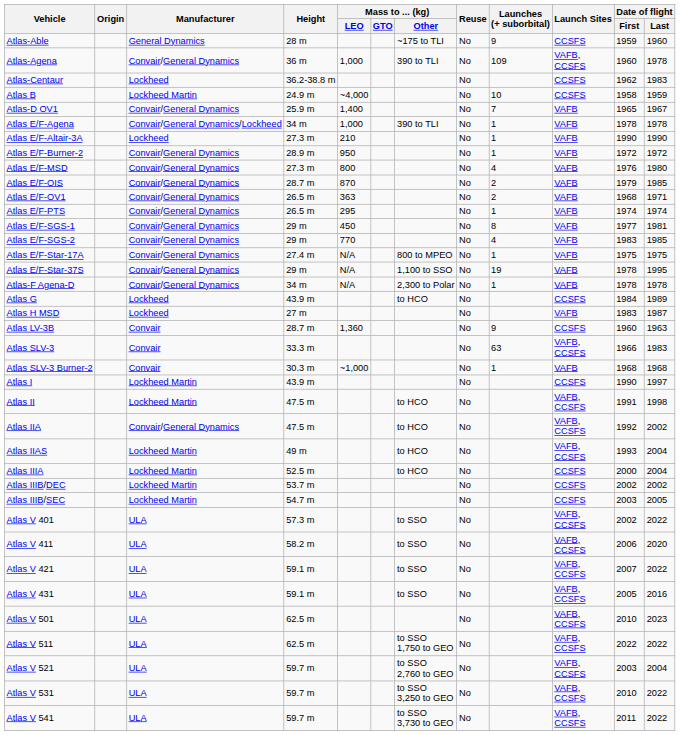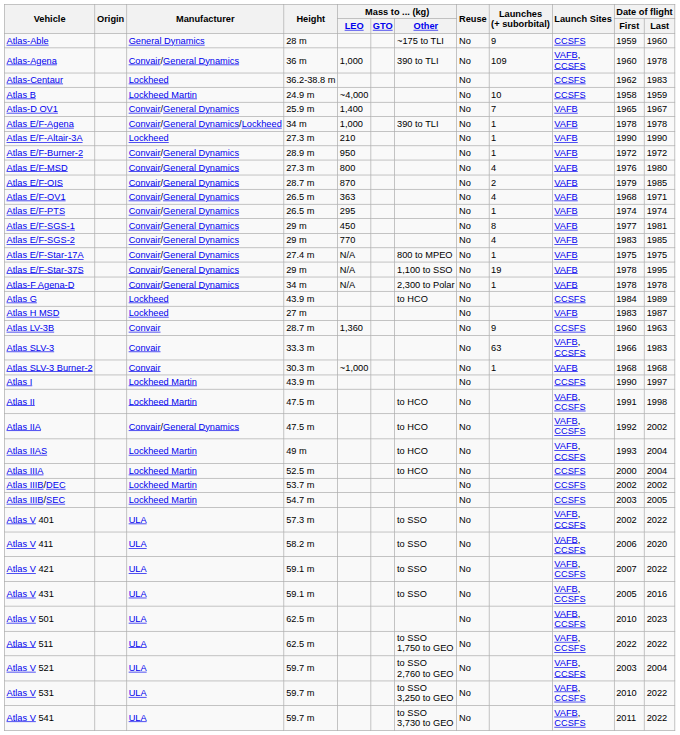(494, 196) 2 -> (494, 196) 4
